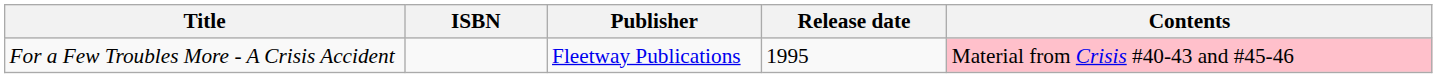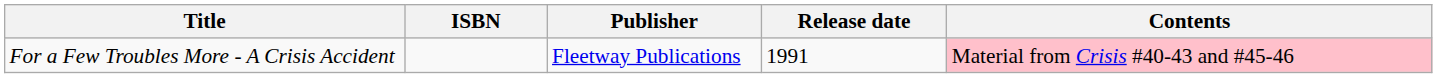(787, 55) 1995 -> (787, 55) 1991
